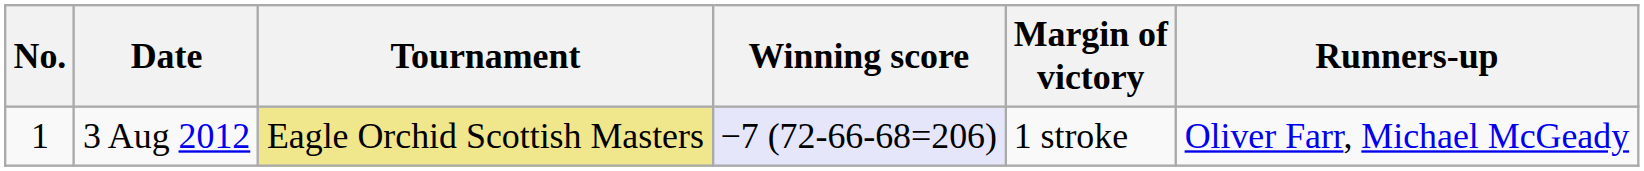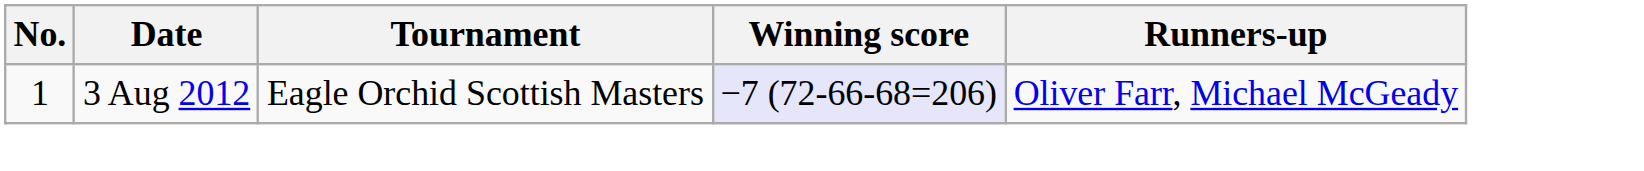- column: (1091, 55)
(485, 135) khaki background -> (485, 93) no background
